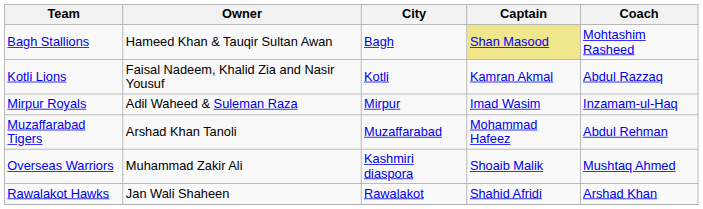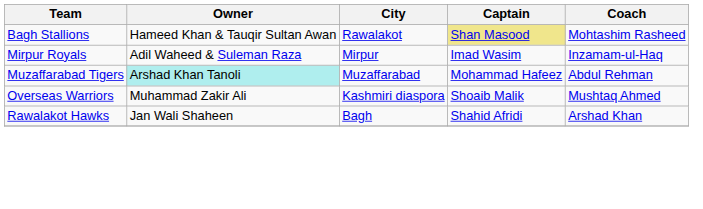(379, 42) Bagh -> (372, 34) Rawalakot
- row: (37, 76)
(181, 131) no background -> (185, 75) paleturquoise background
(394, 194) Rawalakot -> (357, 116) Bagh
